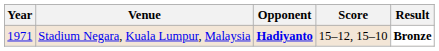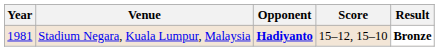(20, 35) 1971 -> (20, 35) 1981
